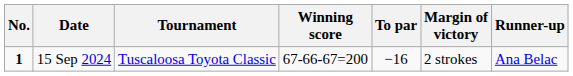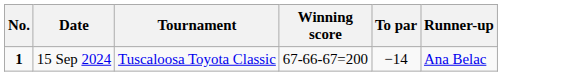- column: (456, 25)
(396, 59) −16 -> (396, 59) −14
